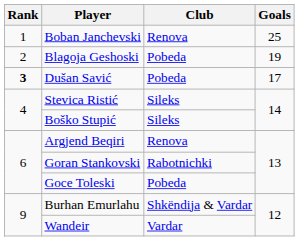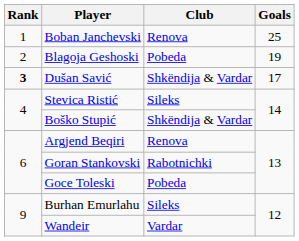(167, 78) Pobeda -> (200, 78) Shkëndija & Vardar
(163, 120) Sileks -> (200, 120) Shkëndija & Vardar
(200, 204) Shkëndija & Vardar -> (163, 204) Sileks
